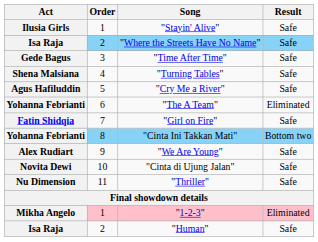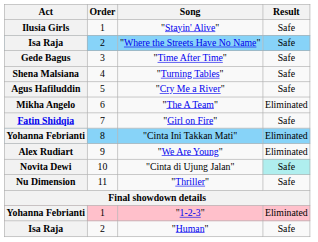(46, 105) Yohanna Febrianti -> (46, 105) Mikha Angelo
(288, 136) Bottom two -> (286, 136) Eliminated
(288, 151) Safe -> (286, 151) Eliminated
(288, 167) no background -> (286, 167) paleturquoise background
(46, 213) Mikha Angelo -> (46, 213) Yohanna Febrianti
